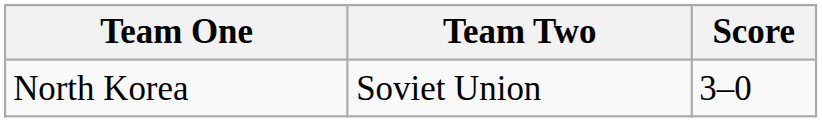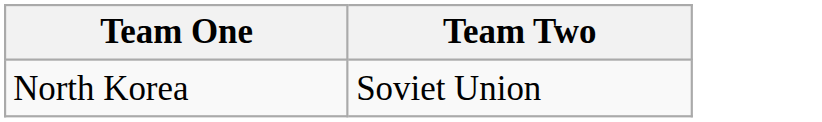- column: (754, 32)
